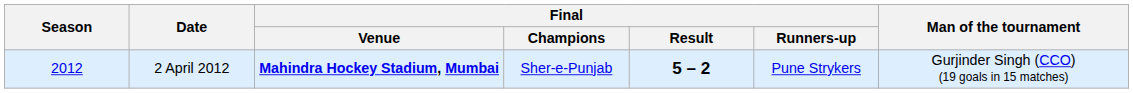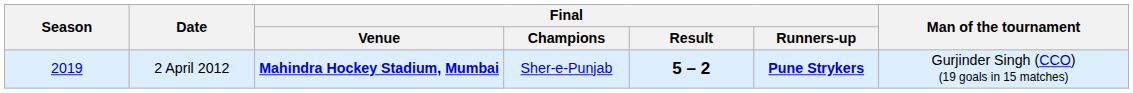(67, 68) 2012 -> (67, 68) 2019
(816, 68) normal -> (816, 68) bold
